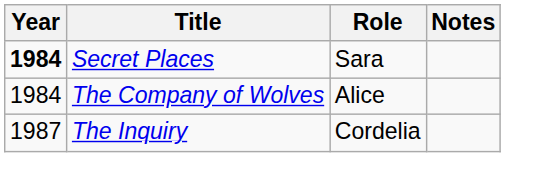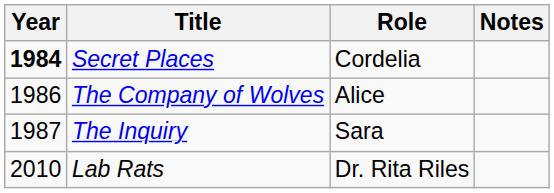(359, 59) Sara -> (378, 59) Cordelia
(36, 95) 1984 -> (36, 95) 1986
(378, 132) Cordelia -> (359, 132) Sara
+ row: (118, 168)
